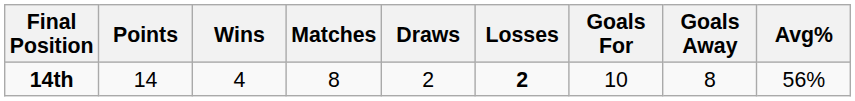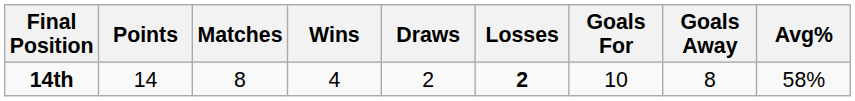columns swapped: (334, 34) <-> (239, 34)
(804, 79) 56% -> (804, 79) 58%
